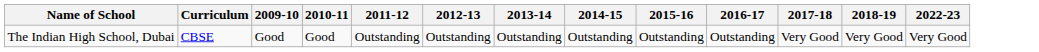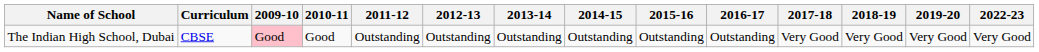+ column: (938, 15)
(269, 36) no background -> (269, 36) pink background
